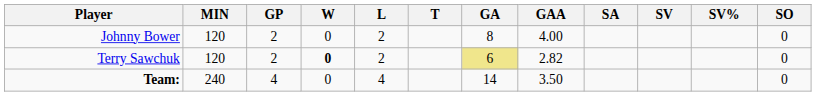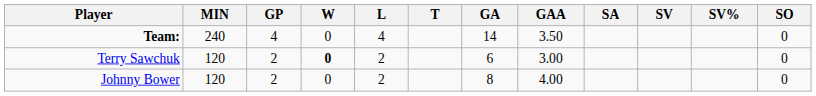rows swapped: (140, 36) <-> (162, 79)
(490, 58) khaki background -> (490, 58) no background
(551, 58) 2.82 -> (551, 58) 3.00
